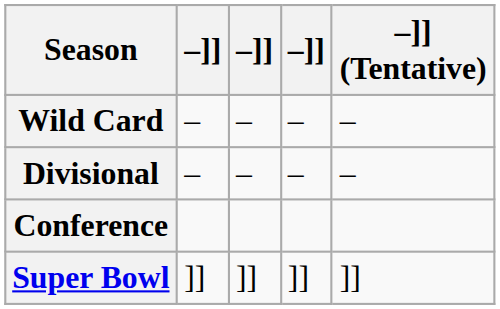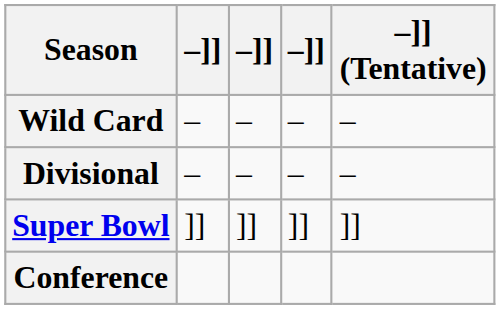rows swapped: (91, 225) <-> (91, 277)
